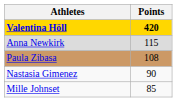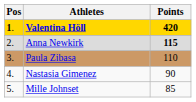+ column: (14, 12)
(151, 43) normal -> (170, 43) bold
(151, 58) 108 -> (170, 58) 110
